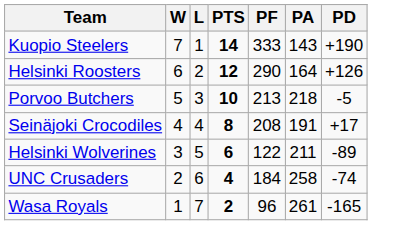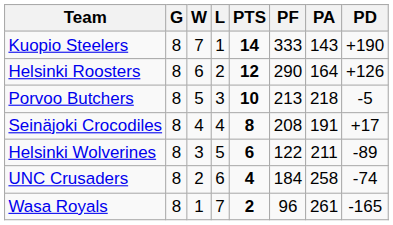+ column: (177, 17)
